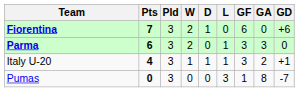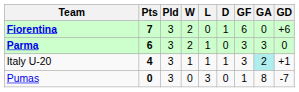columns swapped: (208, 12) <-> (226, 12)
(264, 62) no background -> (264, 62) paleturquoise background
